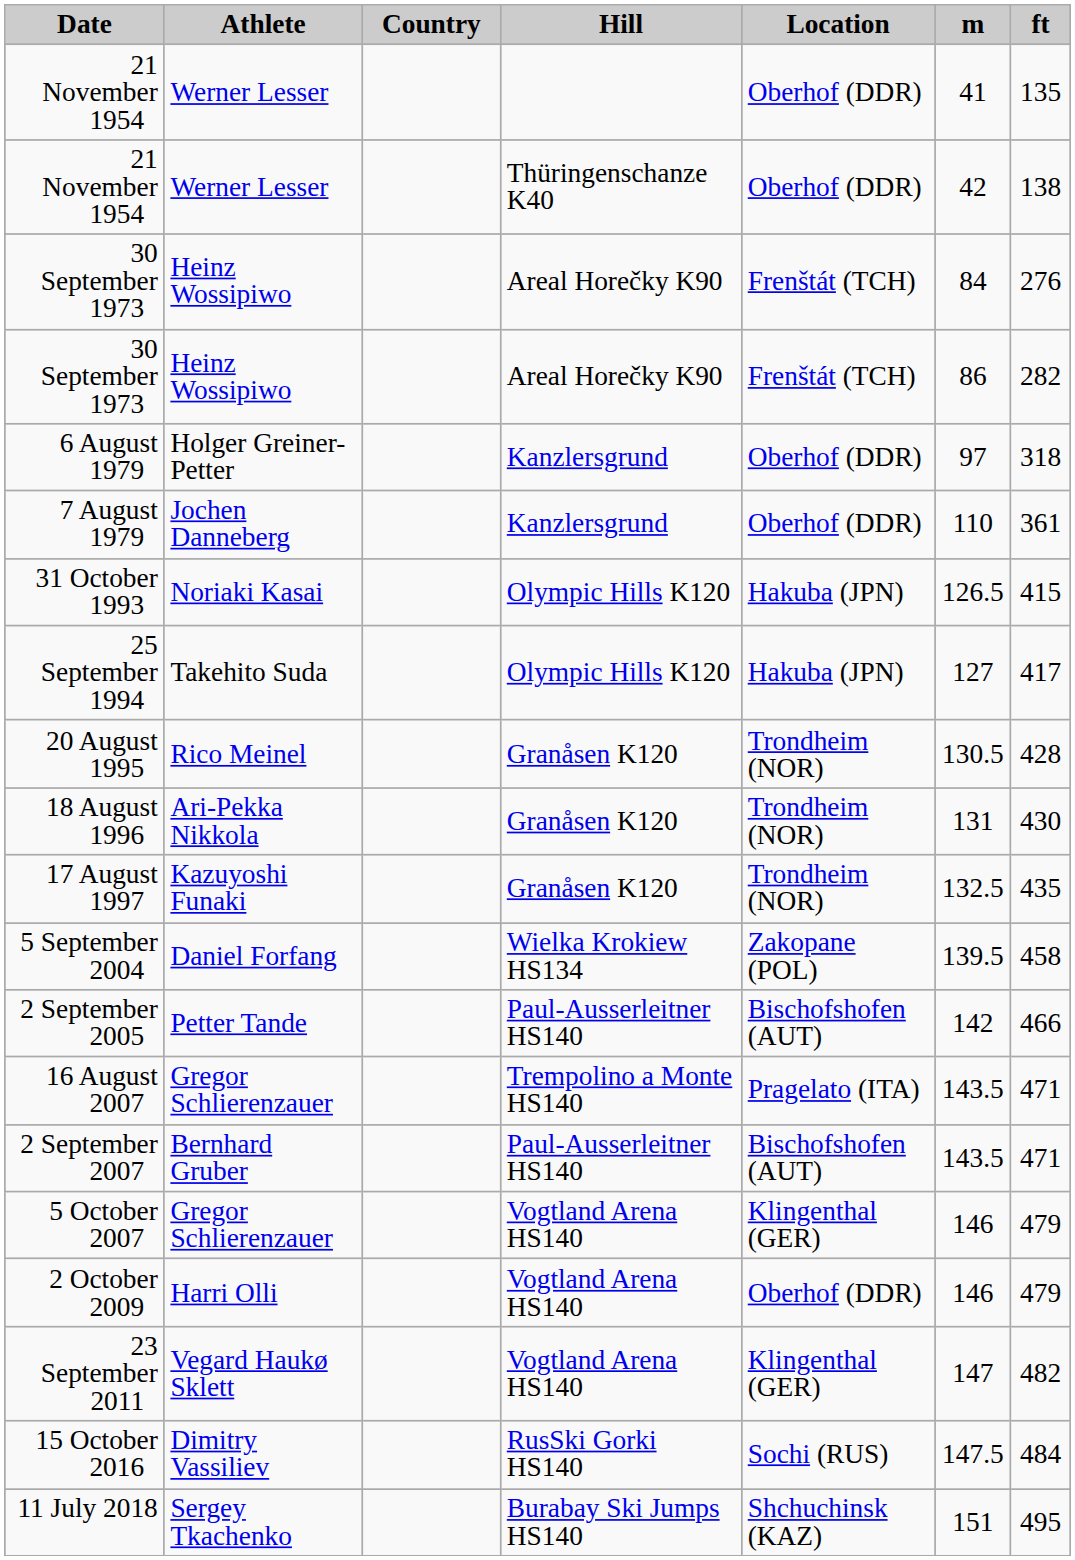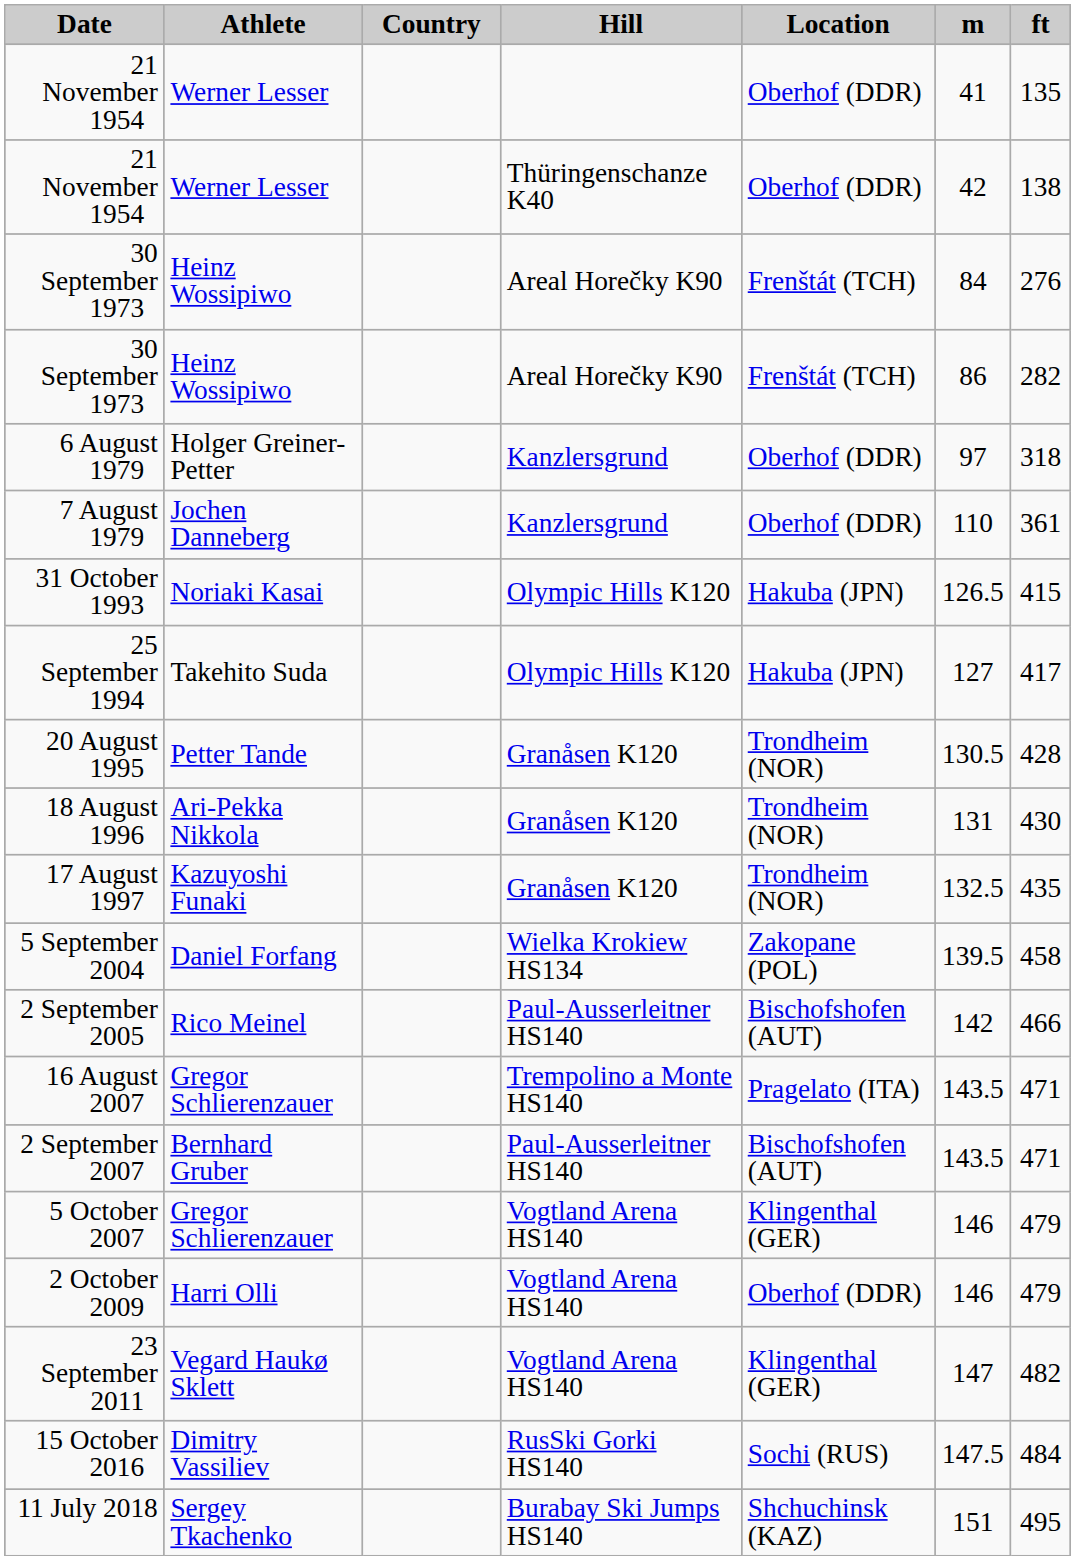(238, 753) Rico Meinel -> (239, 753) Petter Tande
(239, 1022) Petter Tande -> (238, 1022) Rico Meinel
